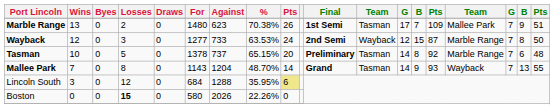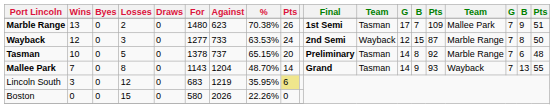(195, 82) 684 -> (195, 82) 683
(221, 82) 1288 -> (221, 82) 1219
(126, 96) bold -> (126, 96) normal
